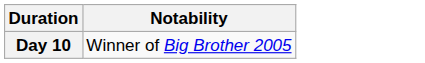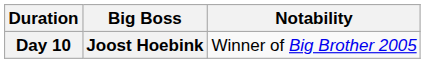+ column: (145, 18)
